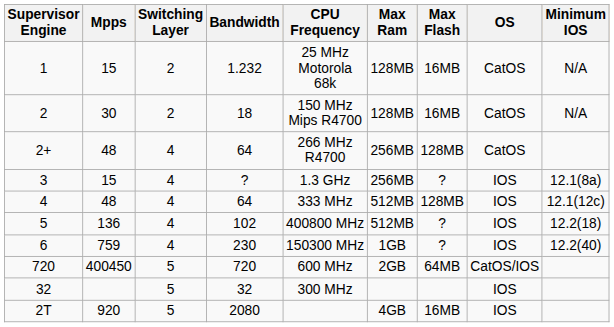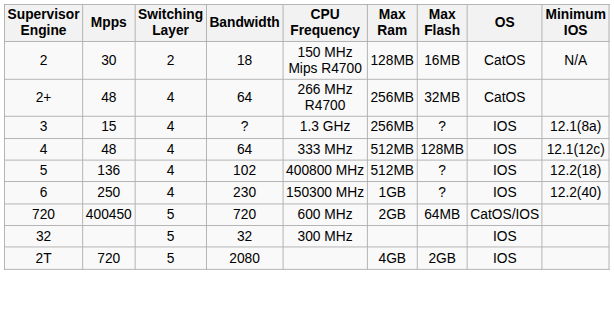- row: (44, 68)
(442, 150) 128MB -> (442, 97) 32MB
(109, 245) 759 -> (109, 192) 250
(109, 311) 920 -> (109, 258) 720
(442, 311) 16MB -> (442, 258) 2GB
